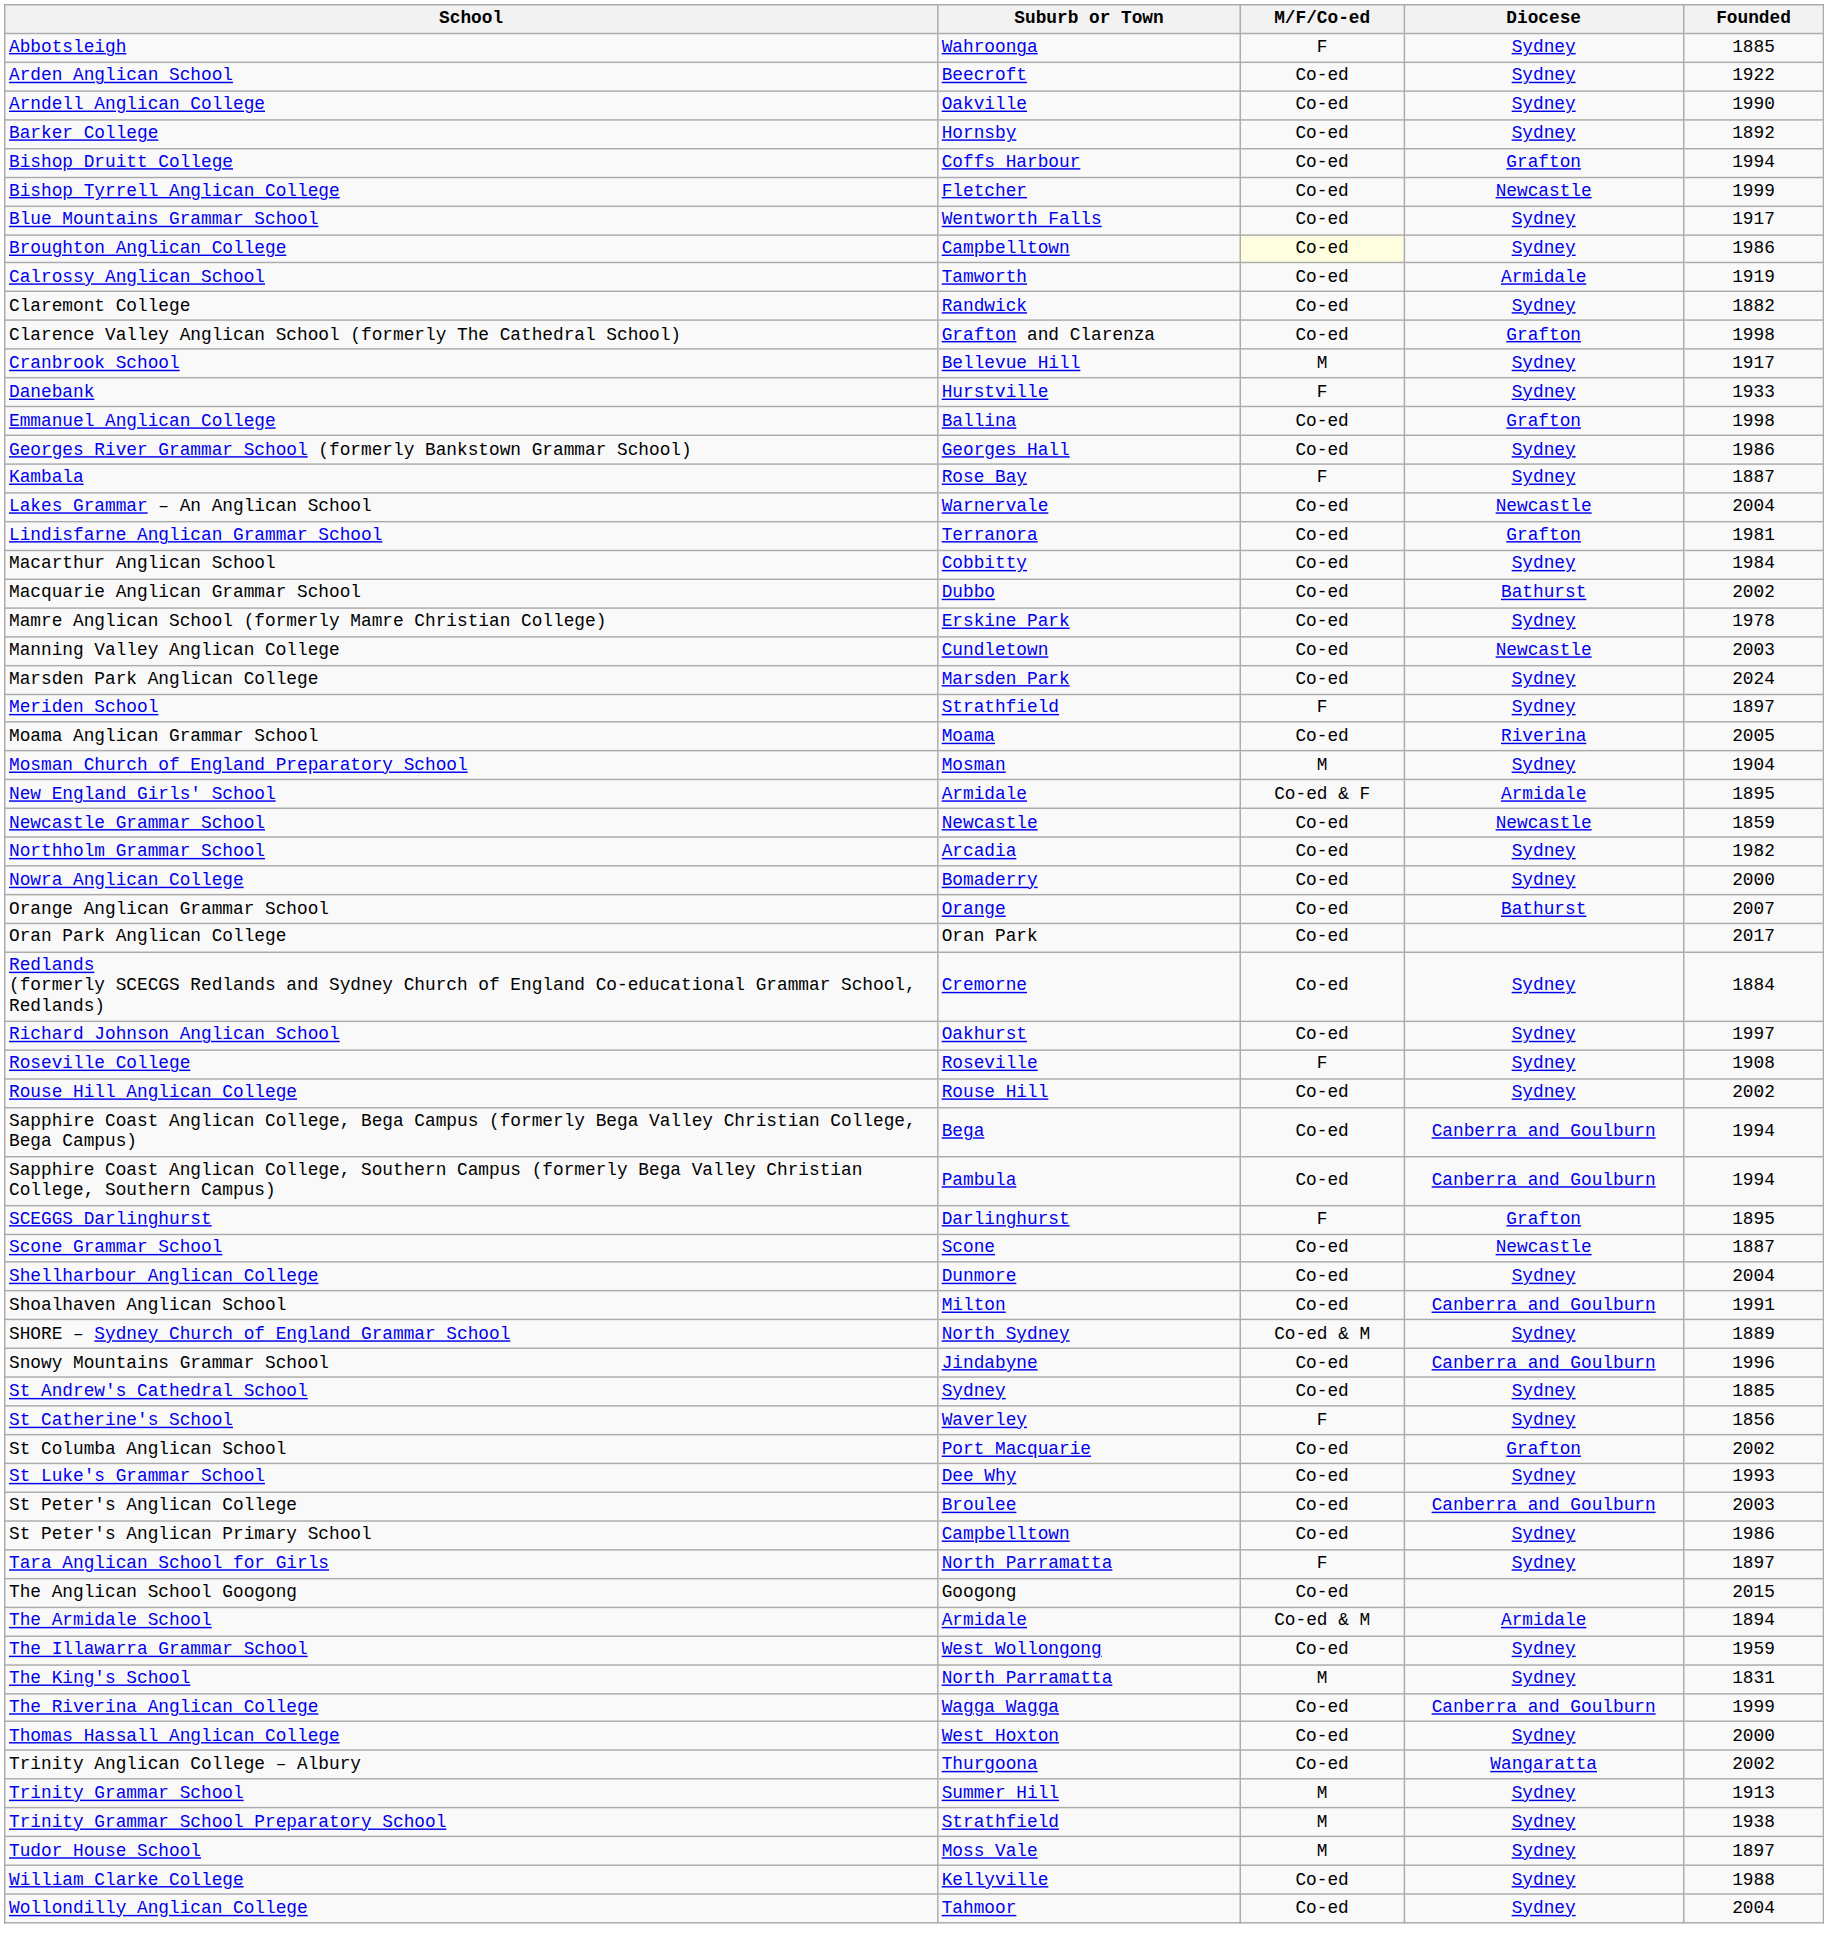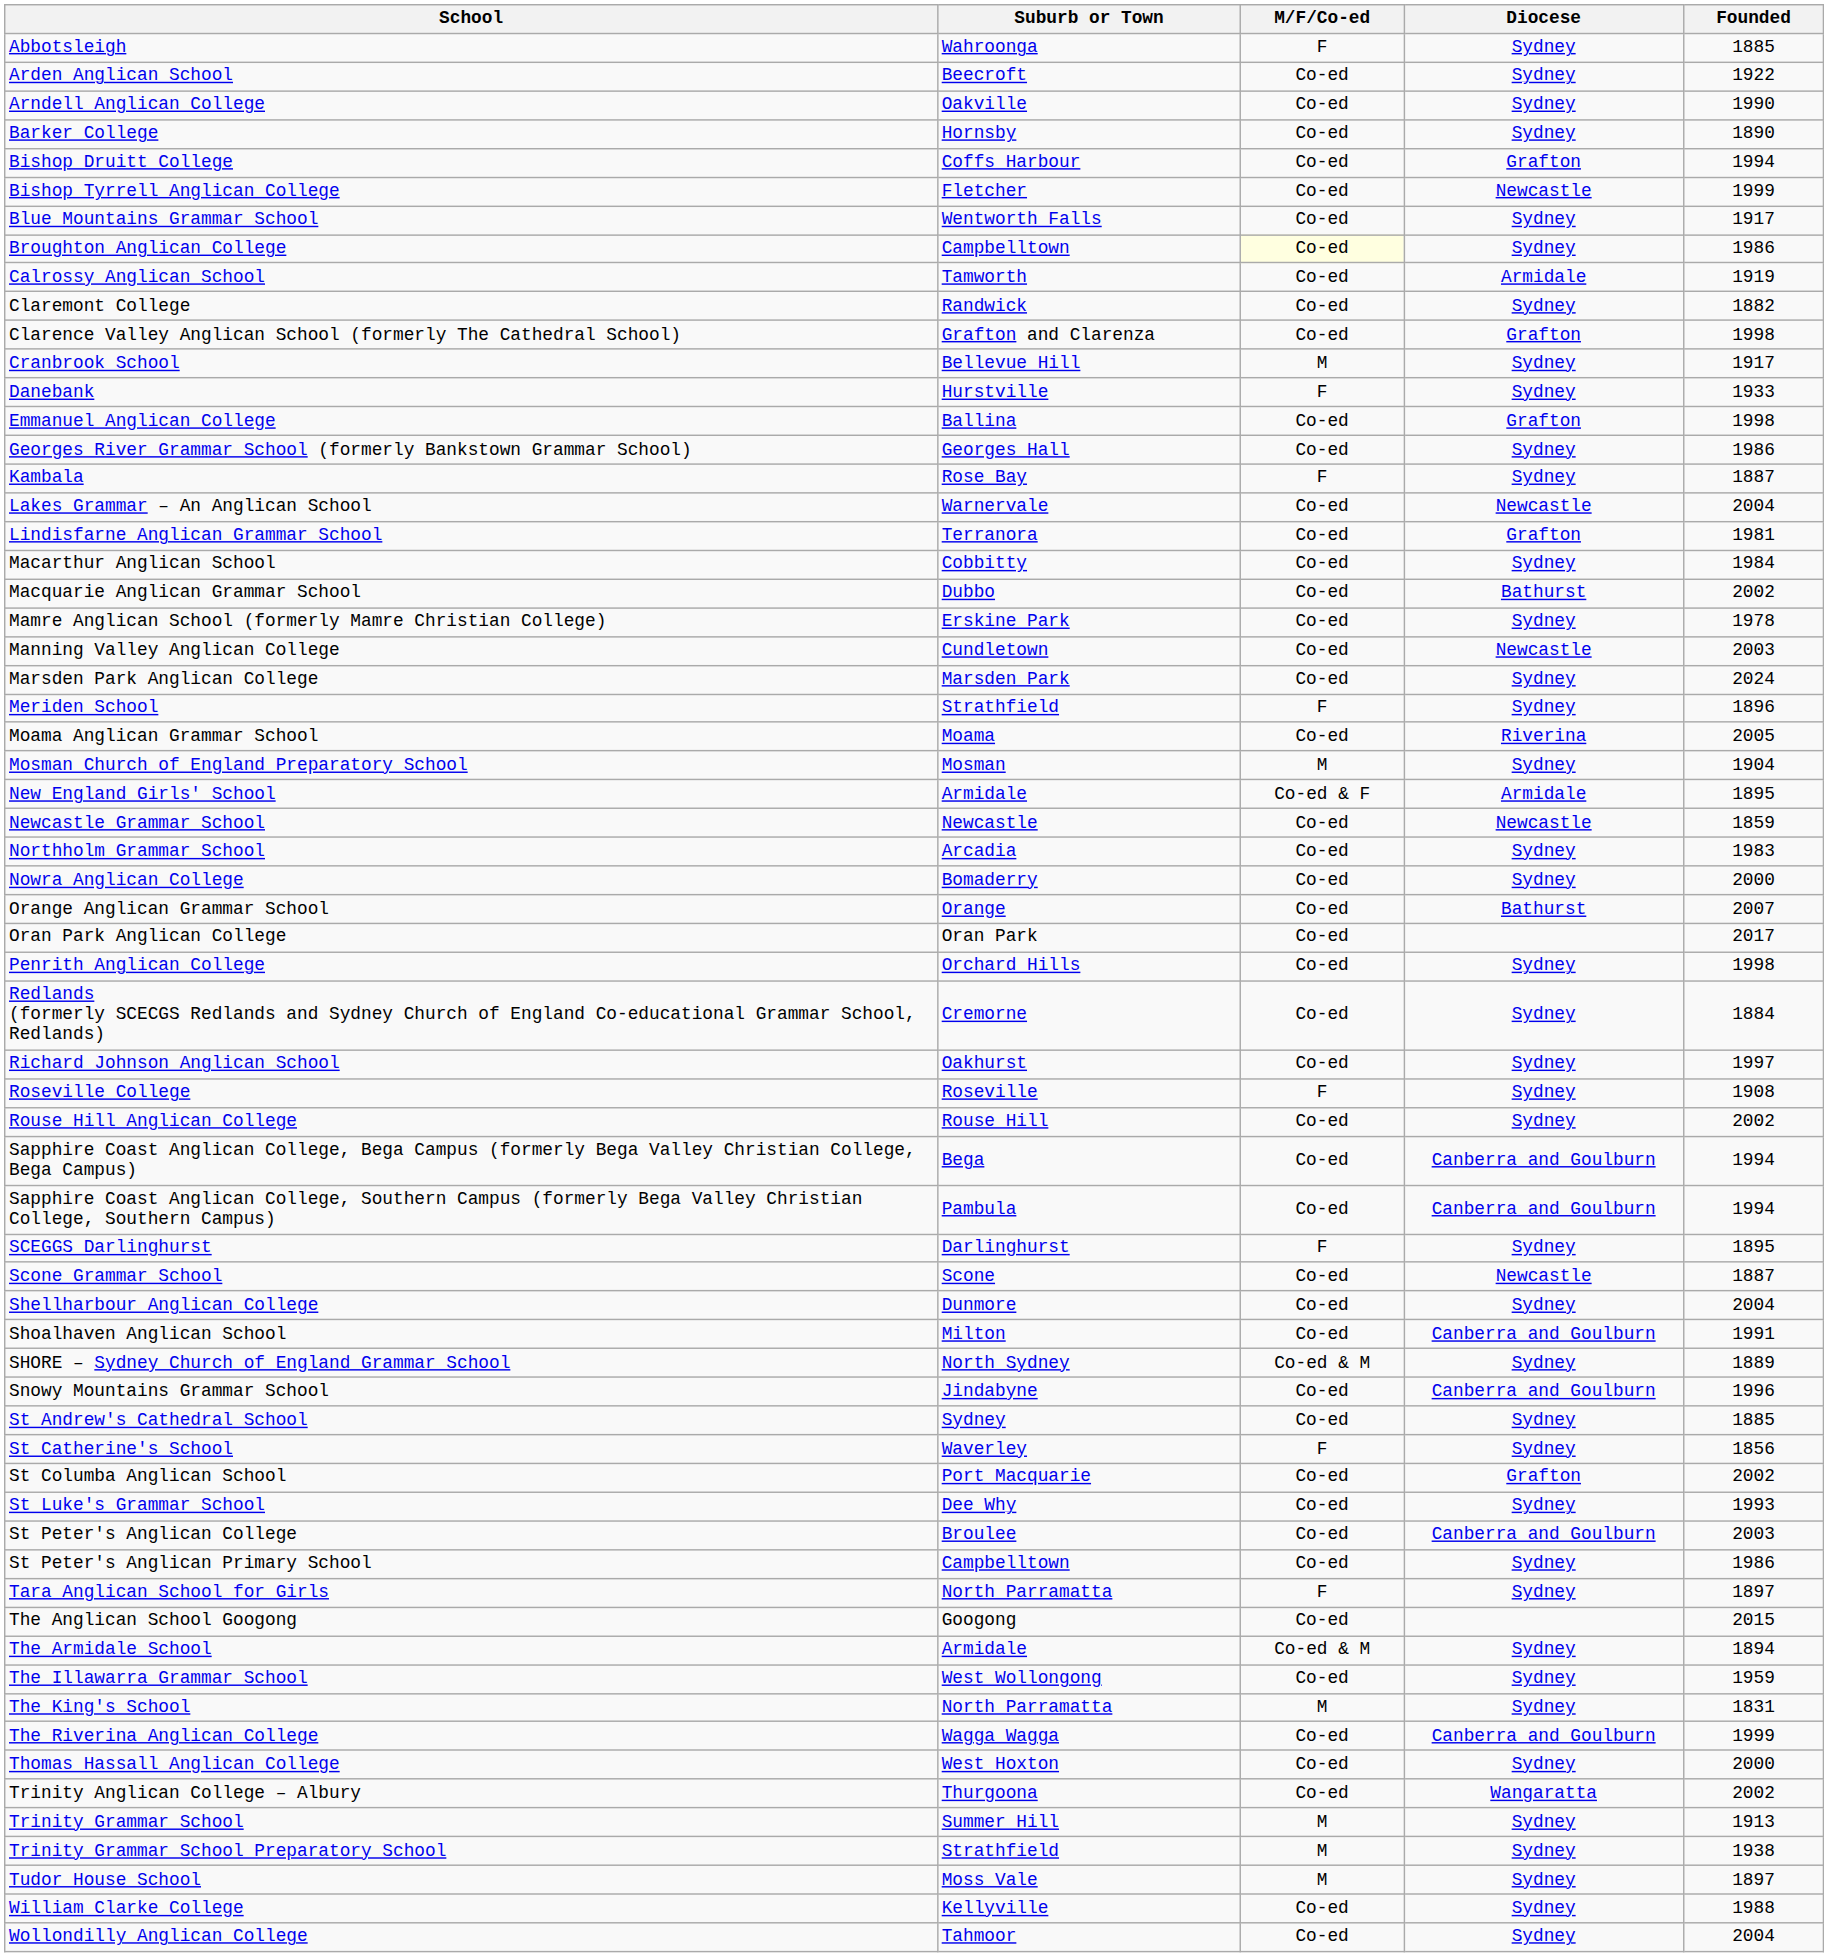(1753, 134) 1892 -> (1753, 134) 1890
(1753, 708) 1897 -> (1753, 708) 1896
(1753, 852) 1982 -> (1753, 852) 1983
+ row: (137, 967)
(1544, 1220) Grafton -> (1544, 1248) Sydney
(1544, 1622) Armidale -> (1544, 1650) Sydney
